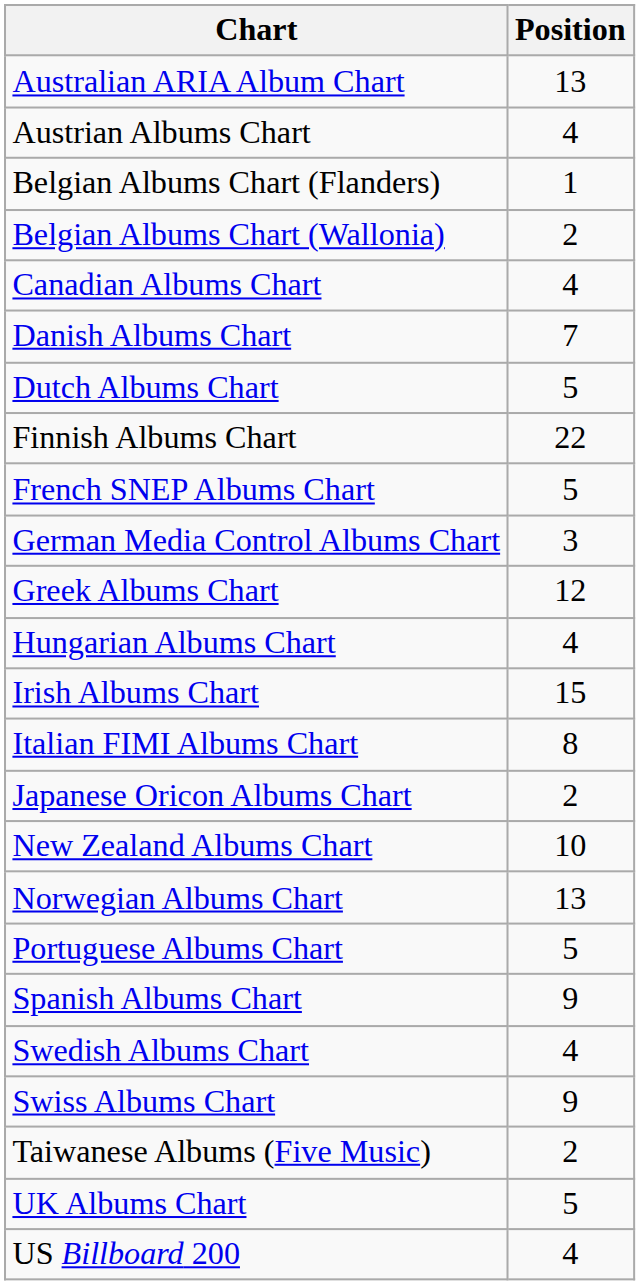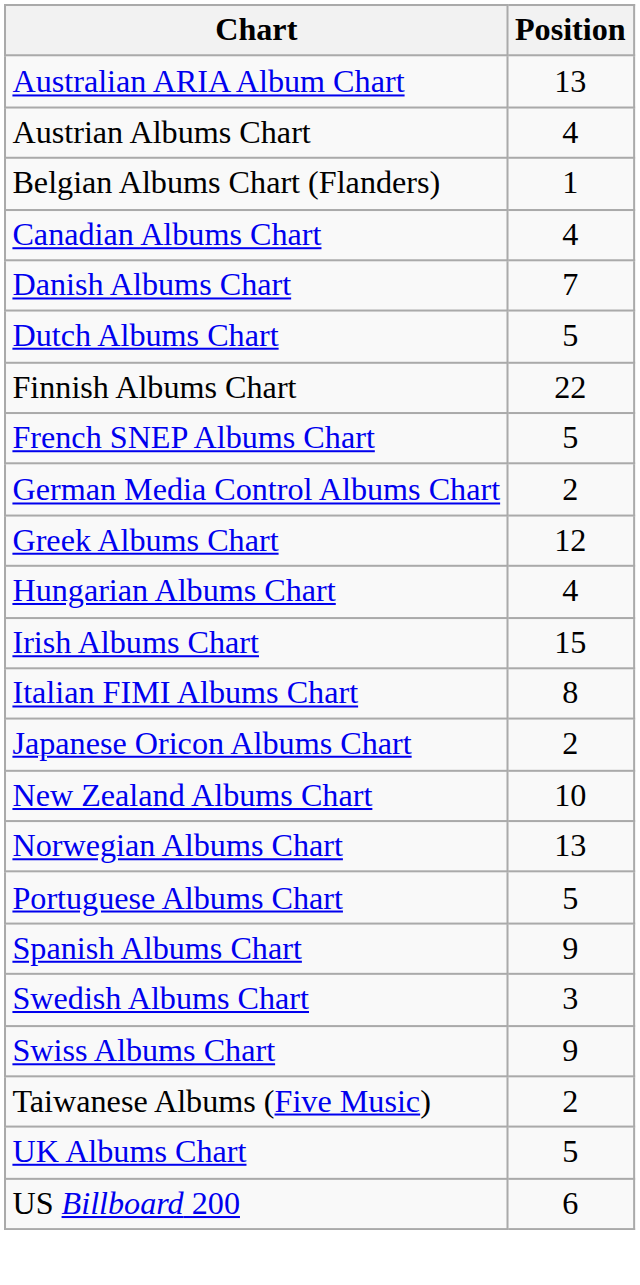- row: (229, 234)
(570, 540) 3 -> (570, 489) 2
(570, 1050) 4 -> (570, 999) 3
(570, 1254) 4 -> (570, 1203) 6
